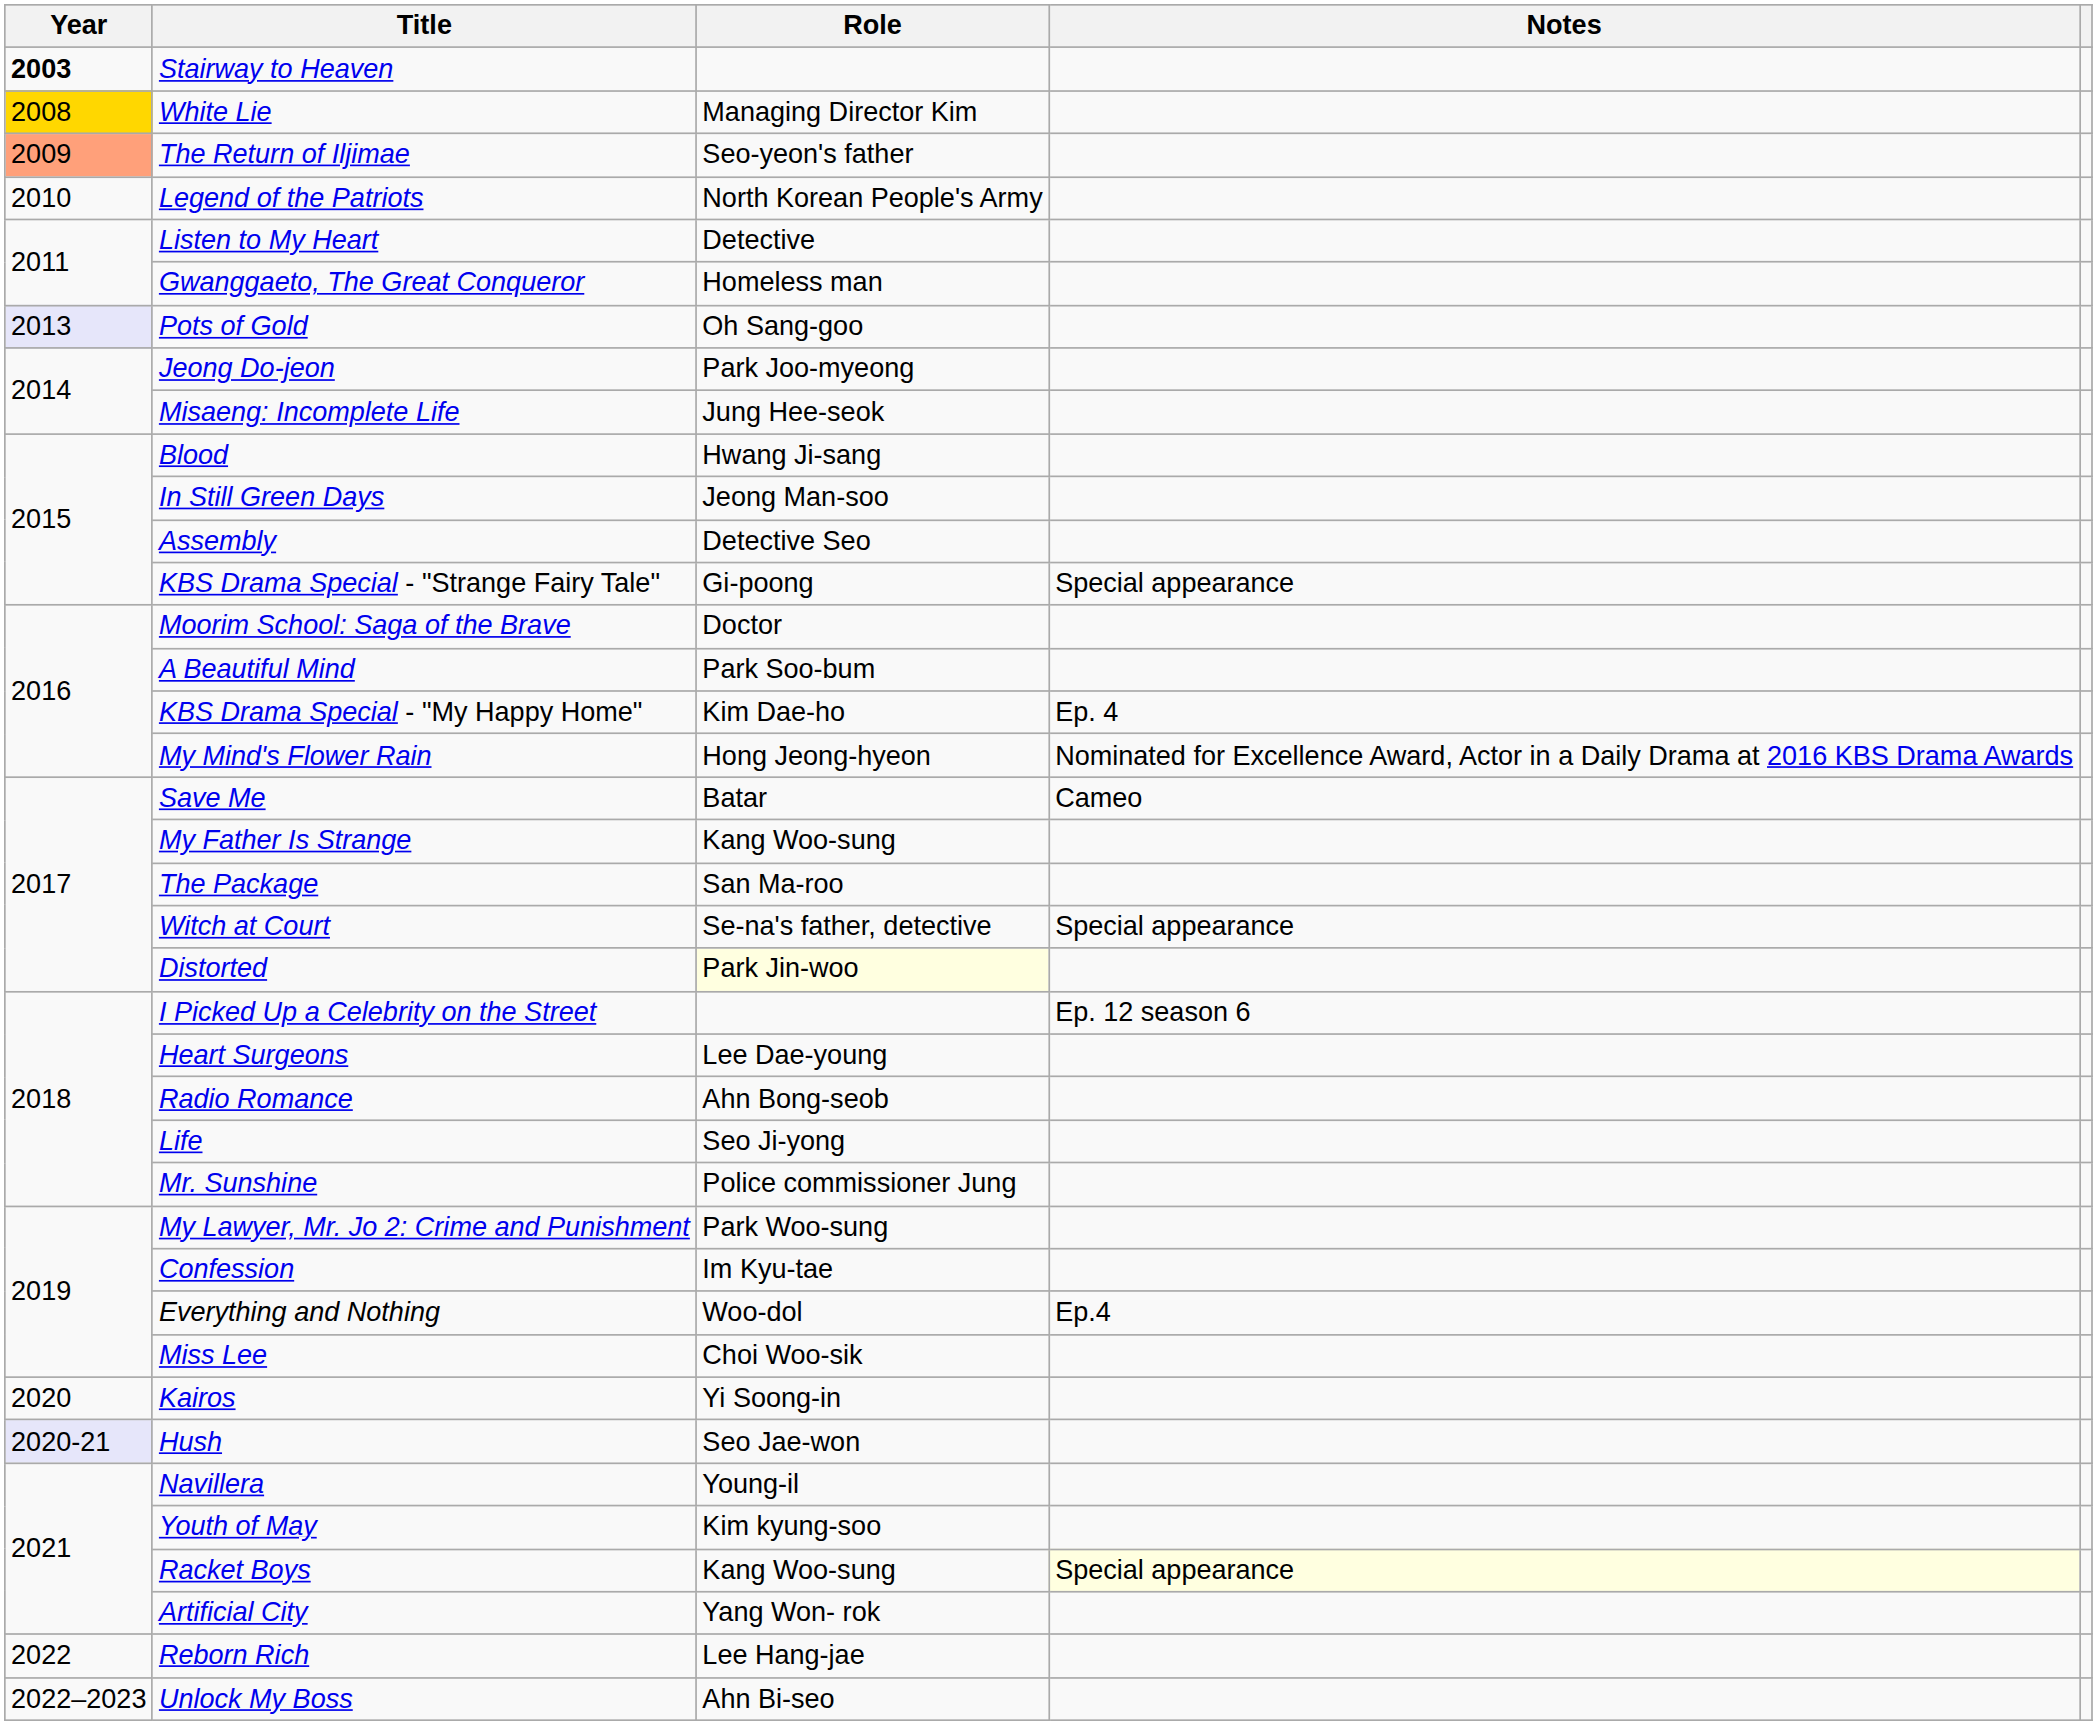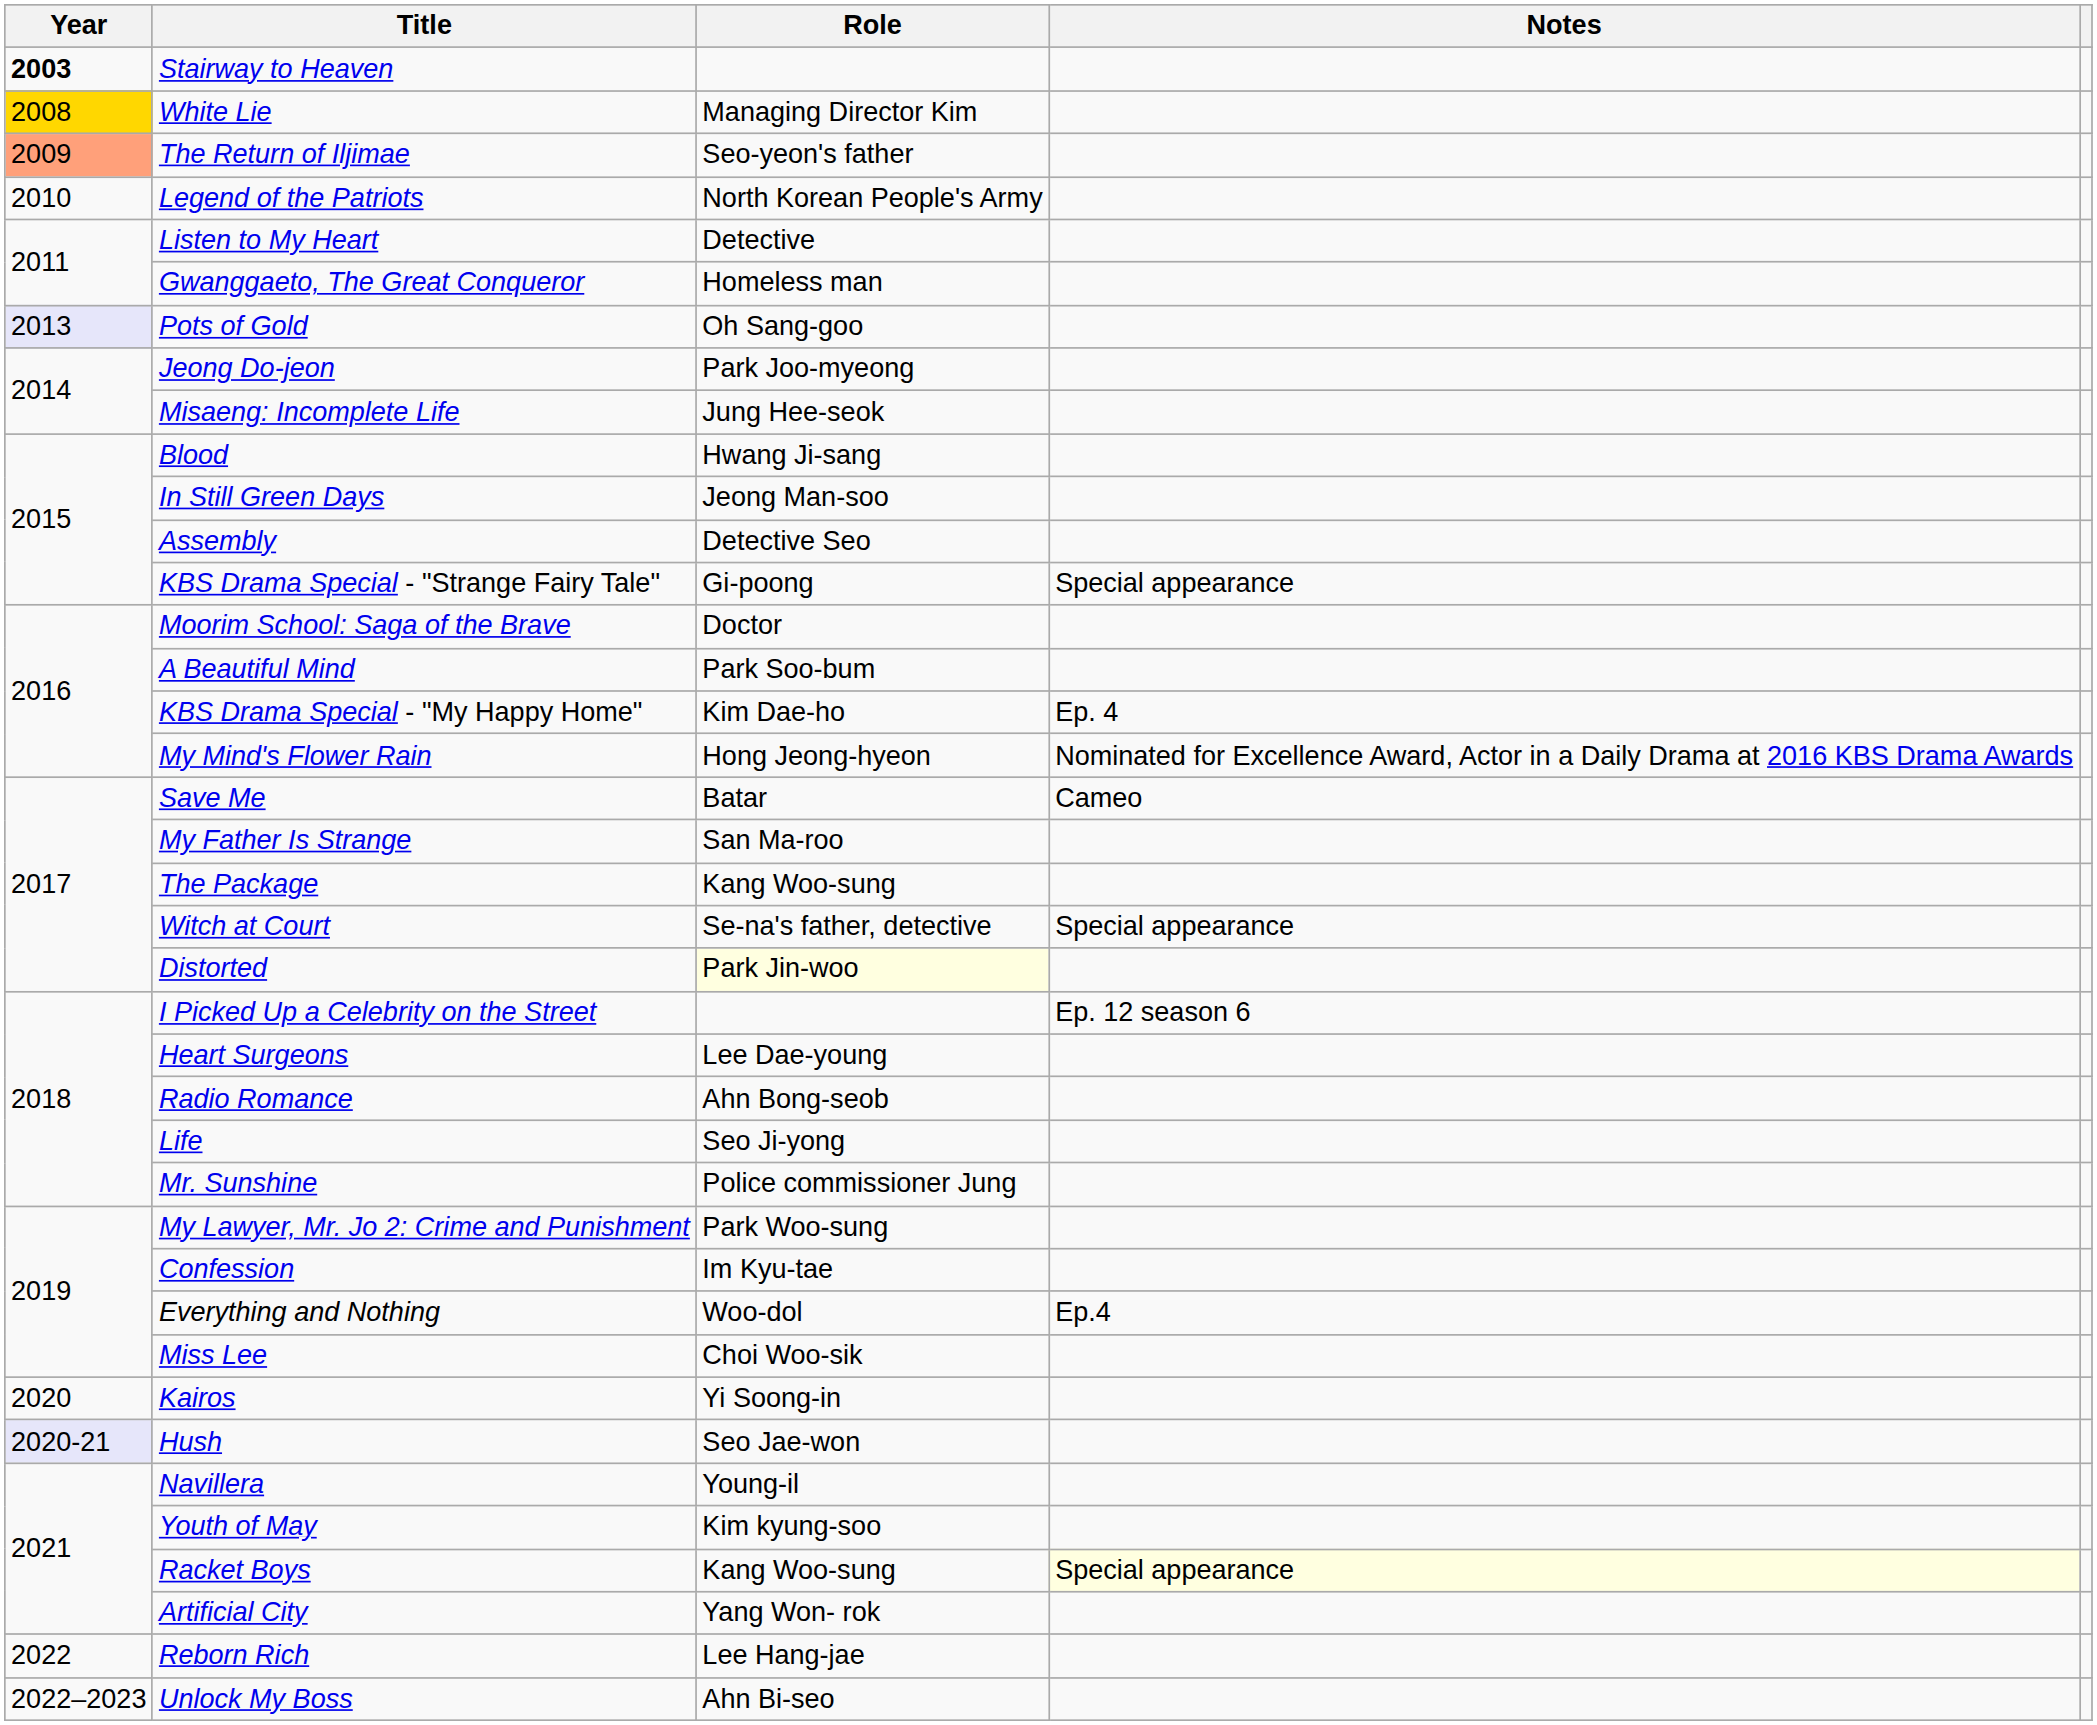(799, 840) Kang Woo-sung -> (773, 840) San Ma-roo
(773, 883) San Ma-roo -> (799, 883) Kang Woo-sung
